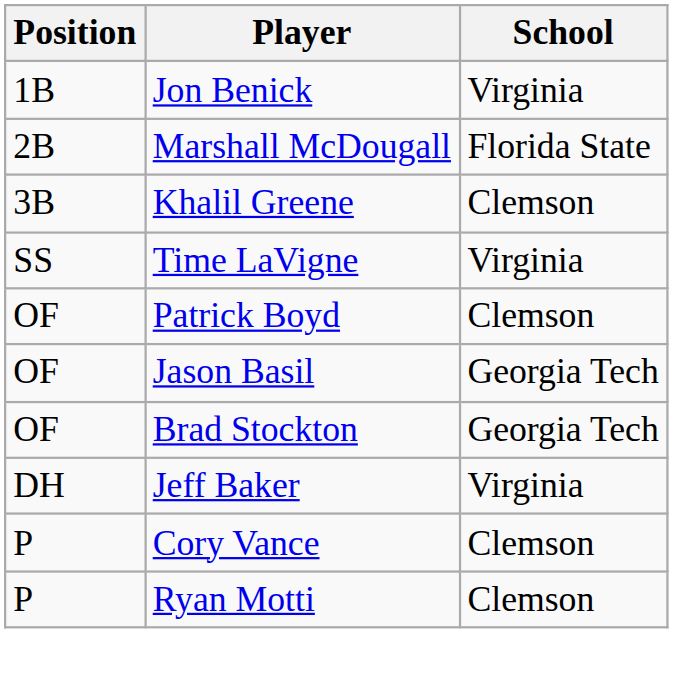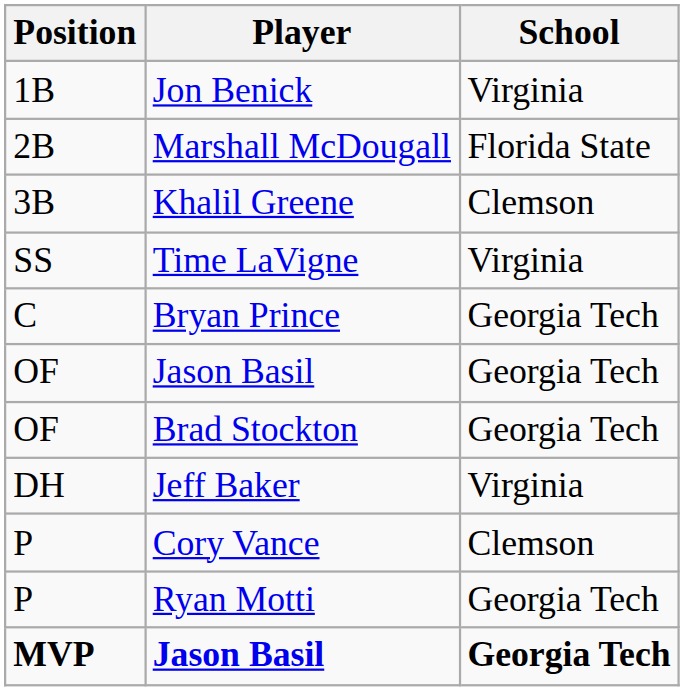+ row: (25, 315)
- row: (36, 315)
(531, 598) Clemson -> (563, 598) Georgia Tech
+ row: (54, 655)
